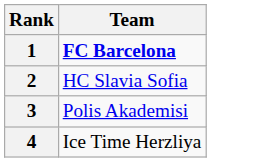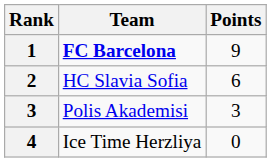+ column: (236, 19)
